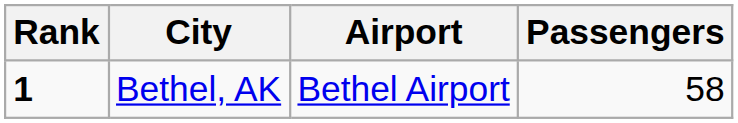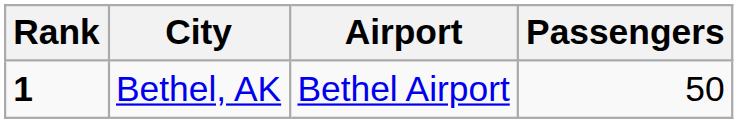(705, 88) 58 -> (705, 88) 50
